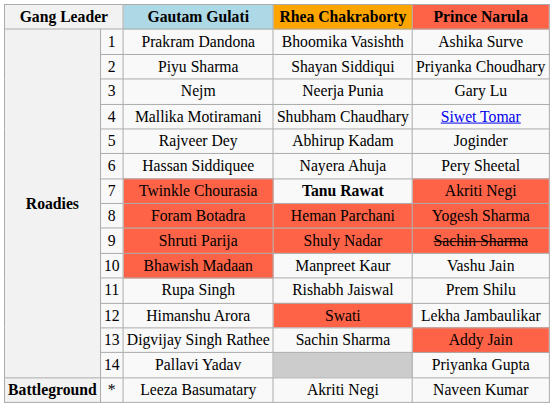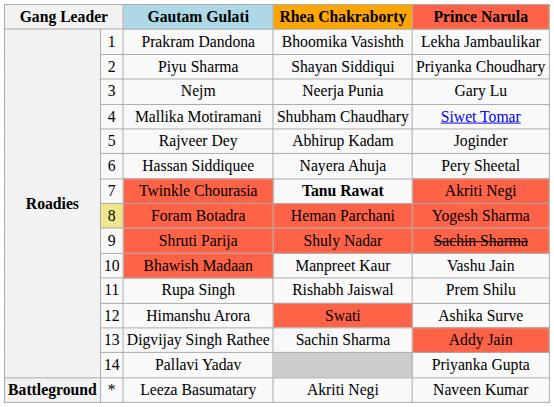(481, 41) Ashika Surve -> (481, 41) Lekha Jambaulikar
(112, 215) no background -> (112, 215) khaki background
(481, 315) Lekha Jambaulikar -> (481, 315) Ashika Surve
